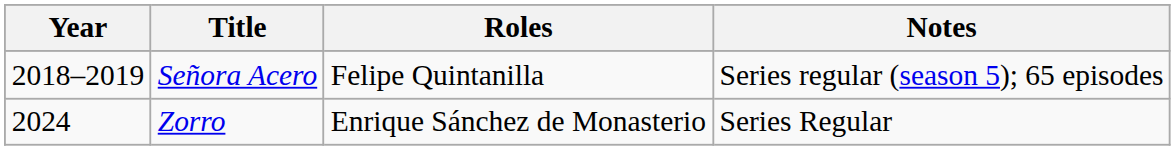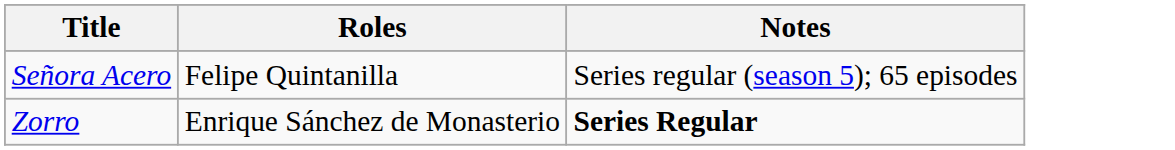- column: (78, 27)
(806, 121) normal -> (666, 121) bold
